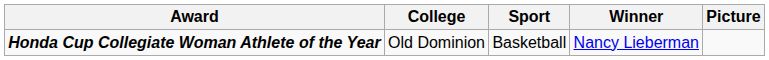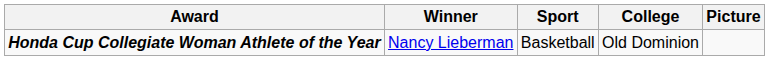columns swapped: (636, 17) <-> (437, 17)
